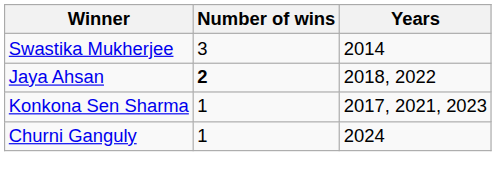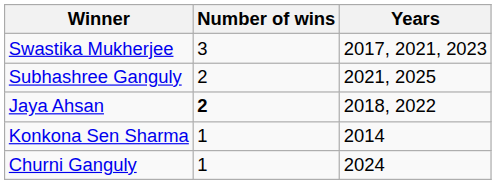(364, 48) 2014 -> (415, 48) 2017, 2021, 2023
+ row: (95, 77)
(415, 106) 2017, 2021, 2023 -> (364, 135) 2014
